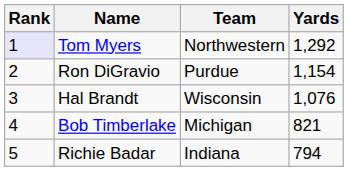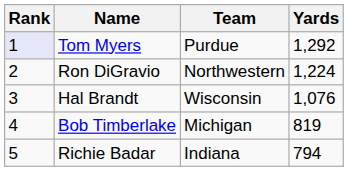(235, 45) Northwestern -> (211, 45) Purdue
(211, 72) Purdue -> (235, 72) Northwestern
(314, 72) 1,154 -> (314, 72) 1,224
(307, 126) 821 -> (307, 126) 819
